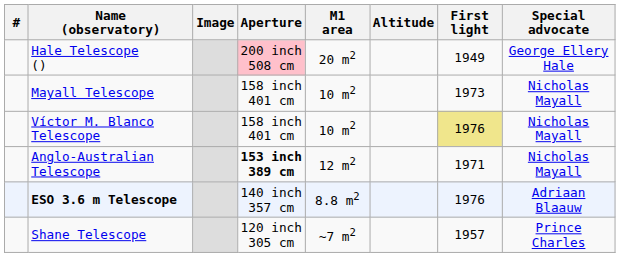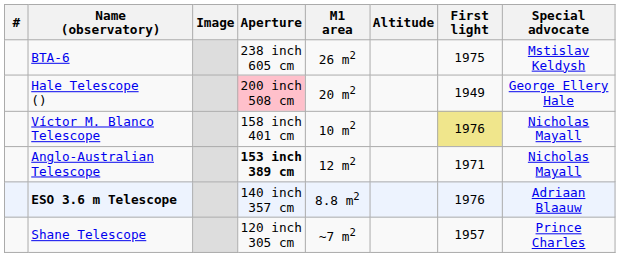+ row: (50, 58)
- row: (93, 93)
